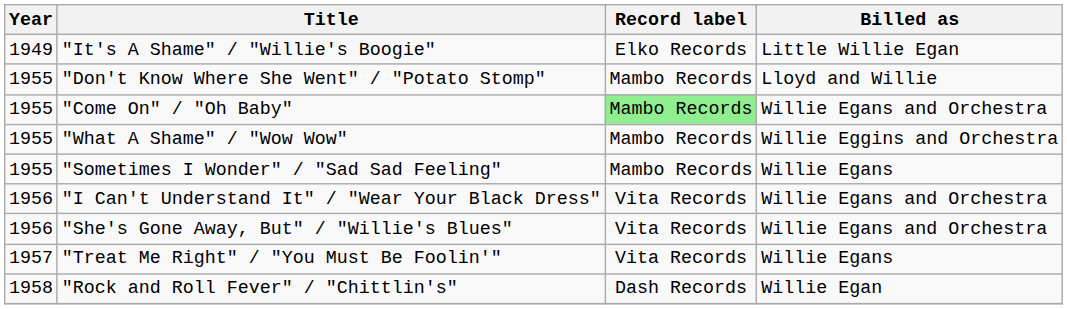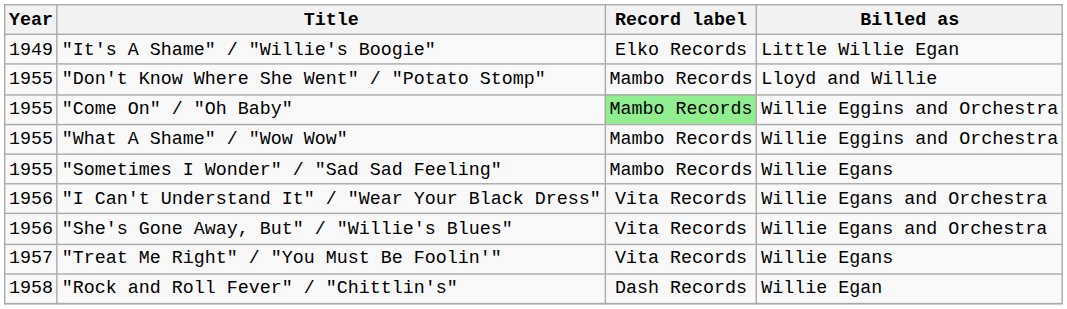(904, 109) Willie Egans and Orchestra -> (910, 109) Willie Eggins and Orchestra
